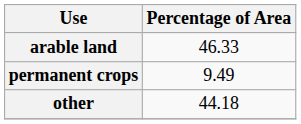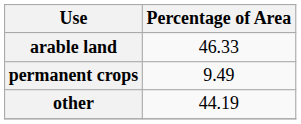(219, 103) 44.18 -> (219, 103) 44.19
